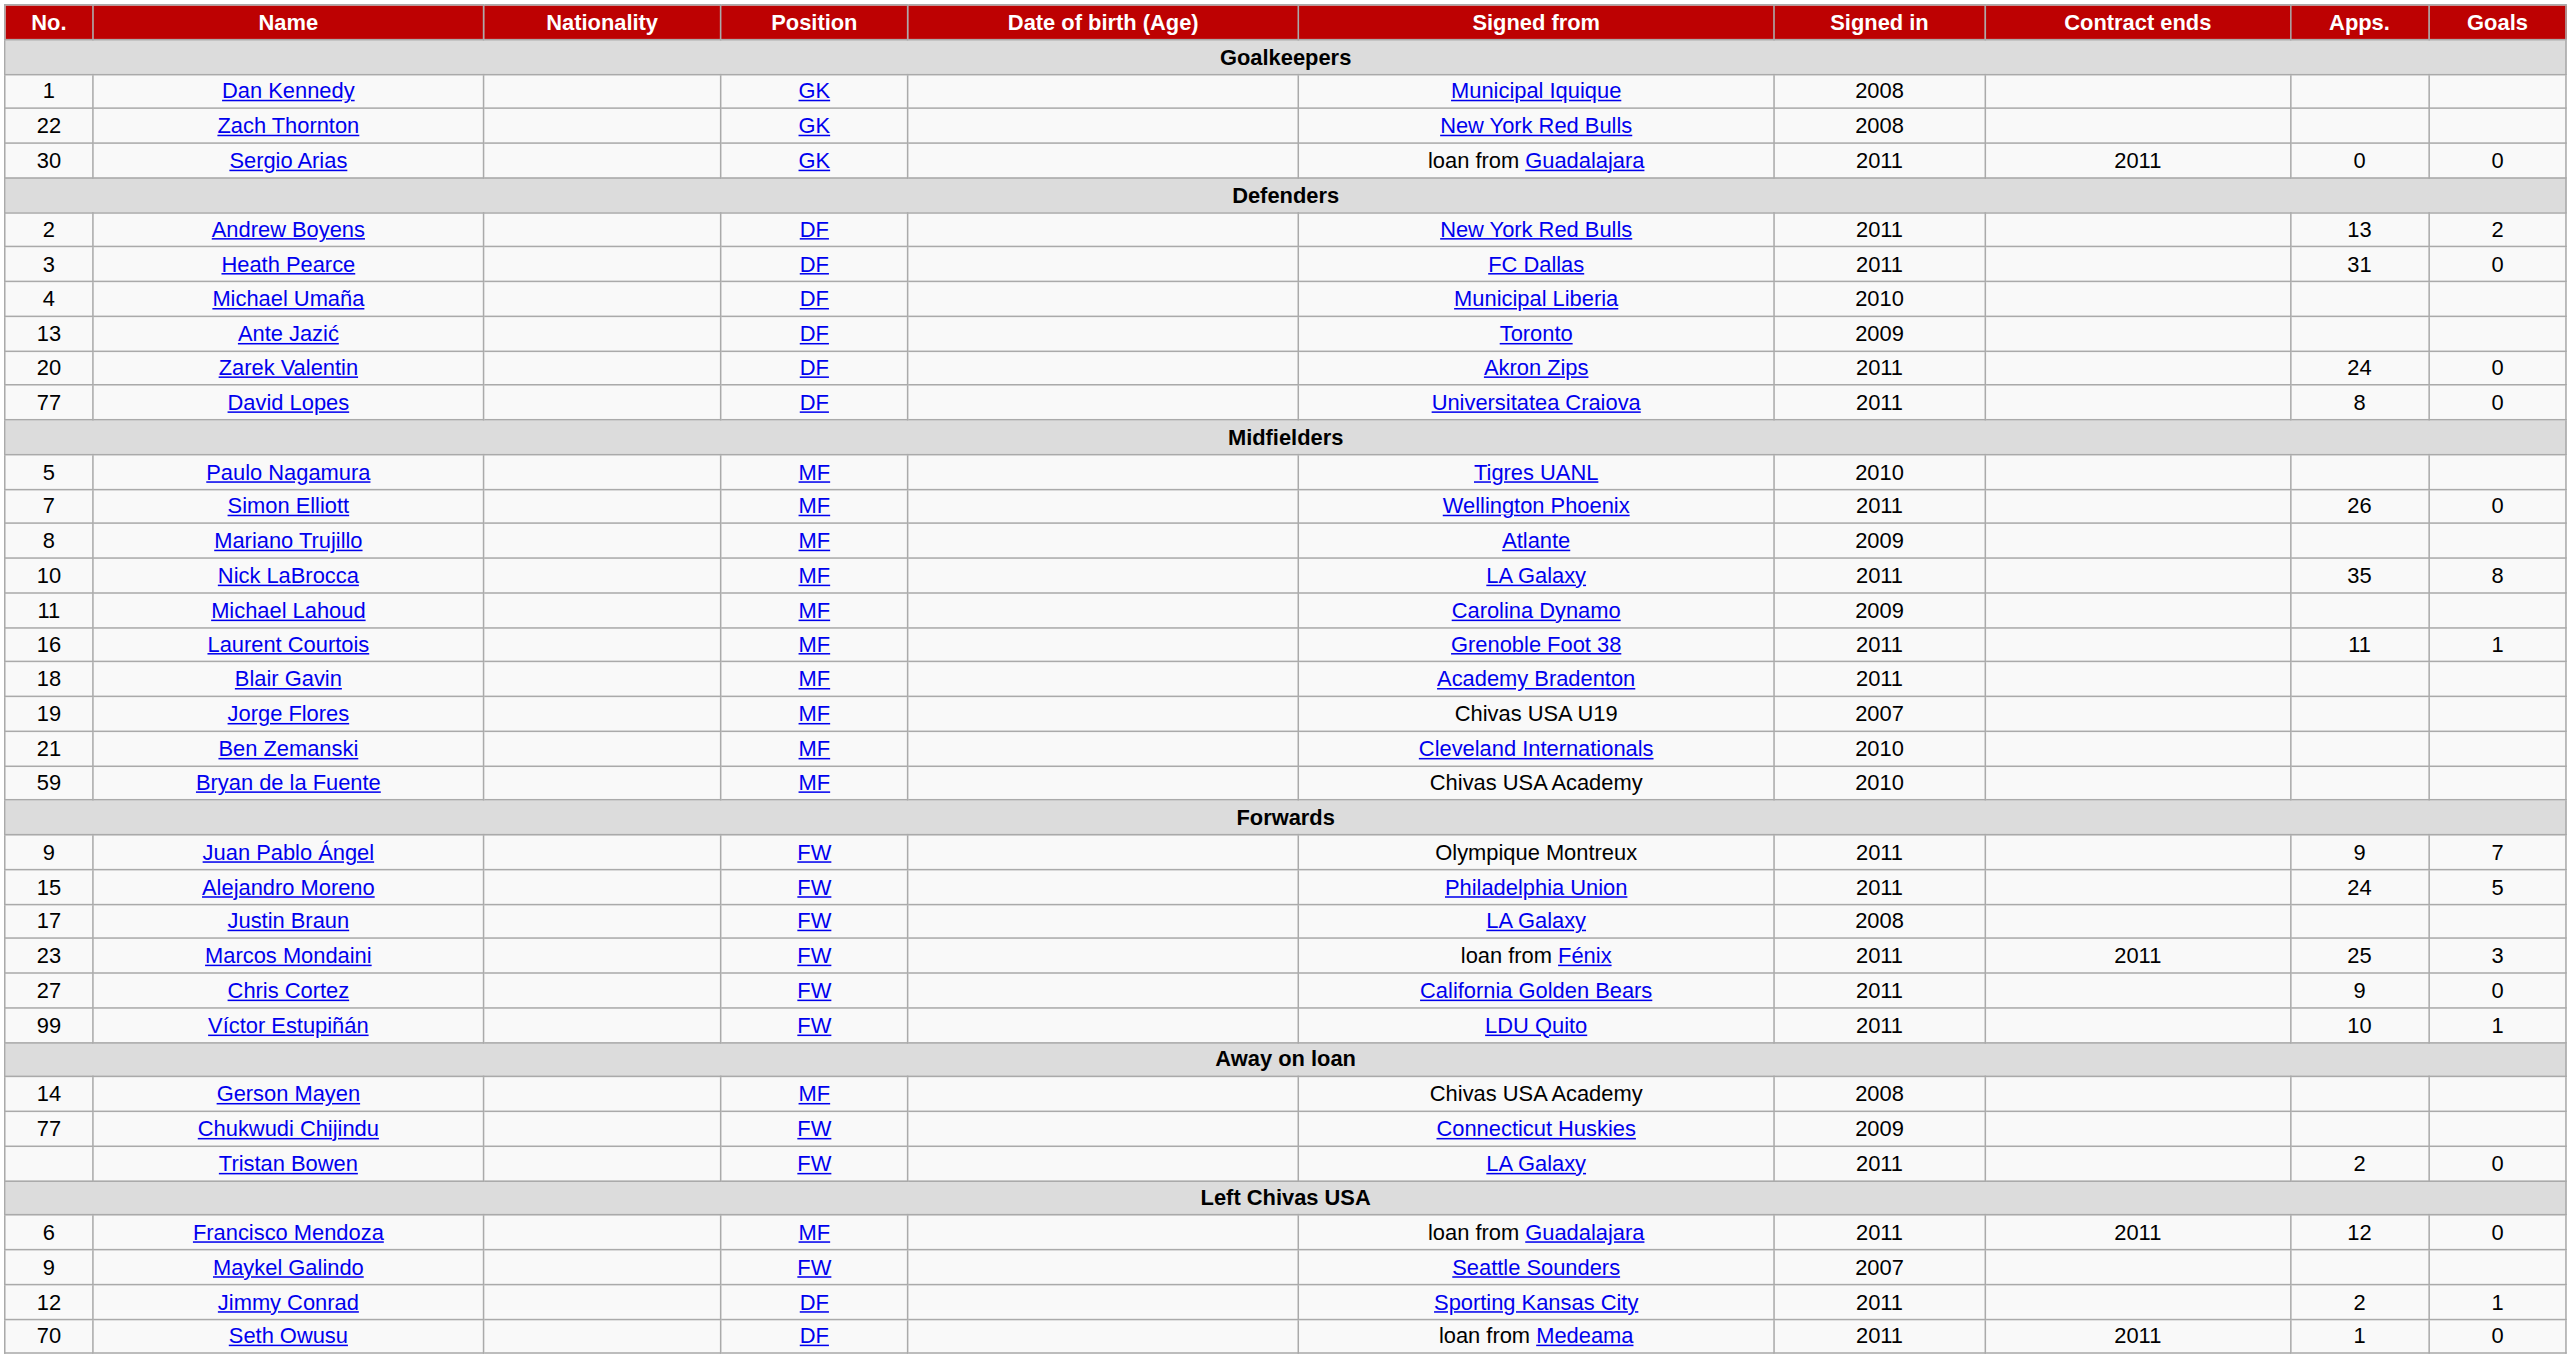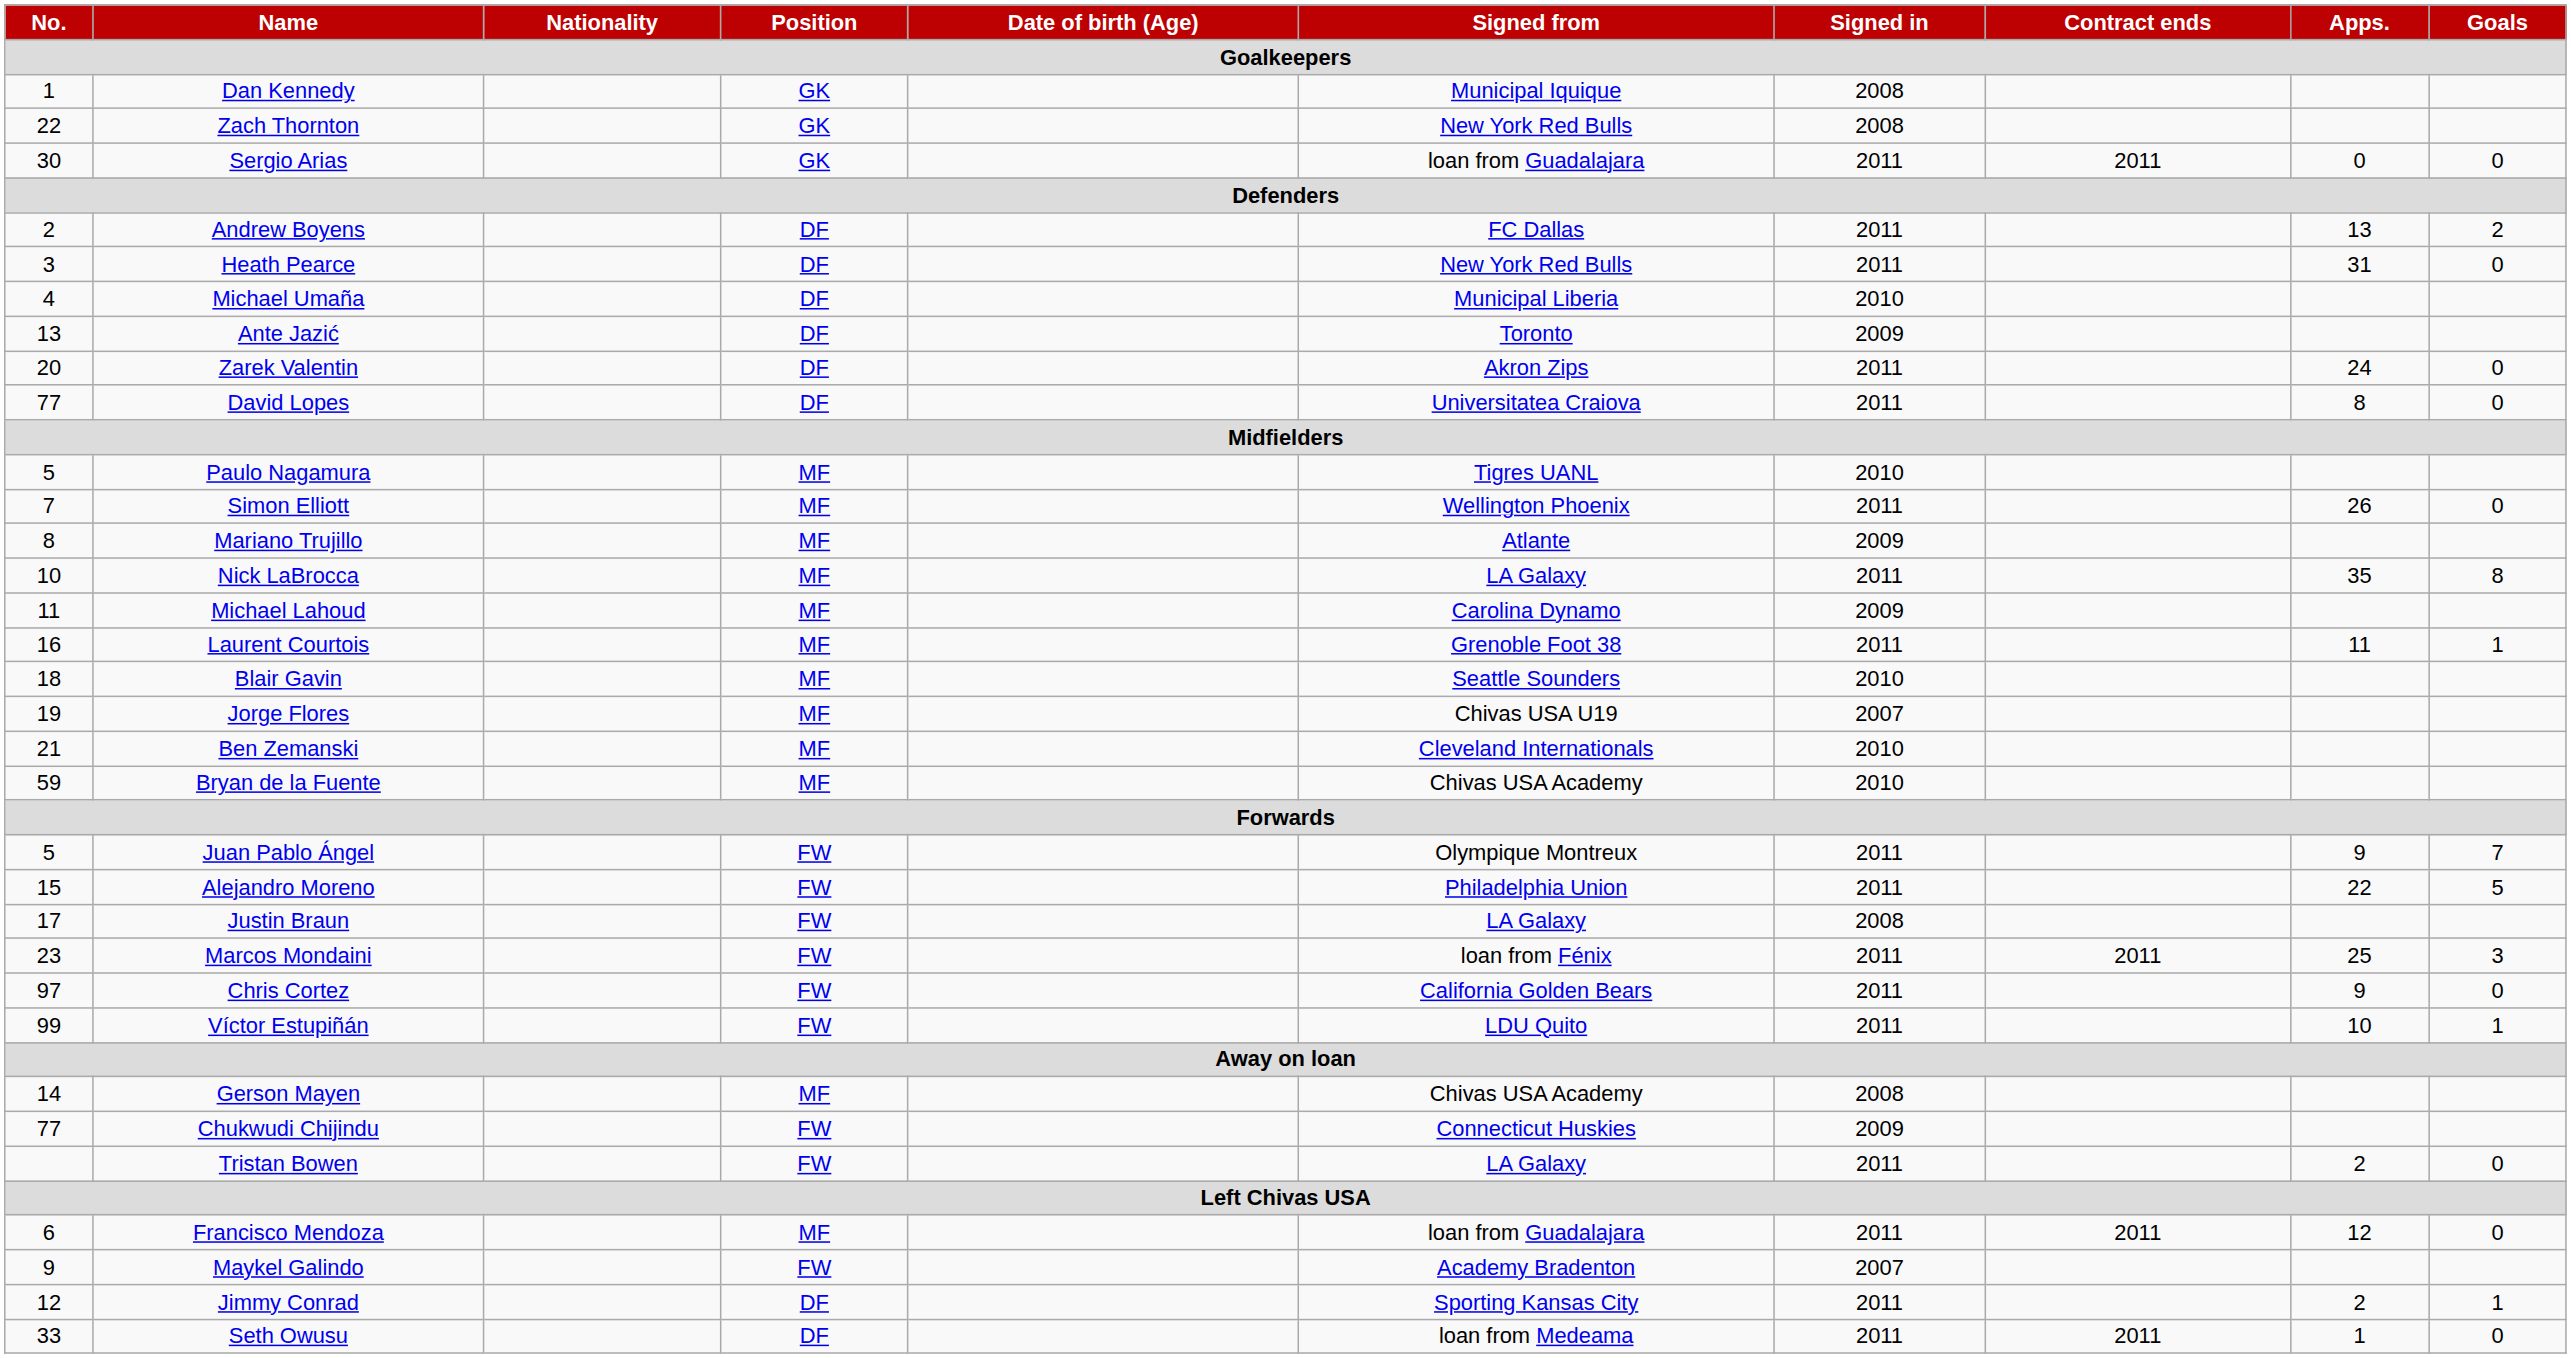(1536, 230) New York Red Bulls -> (1536, 230) FC Dallas
(1536, 265) FC Dallas -> (1536, 265) New York Red Bulls
(1536, 679) Academy Bradenton -> (1536, 679) Seattle Sounders
(1880, 679) 2011 -> (1880, 679) 2010
(49, 852) 9 -> (49, 852) 5
(2359, 887) 24 -> (2359, 887) 22
(49, 991) 27 -> (49, 991) 97
(1536, 1267) Seattle Sounders -> (1536, 1267) Academy Bradenton
(49, 1336) 70 -> (49, 1336) 33
